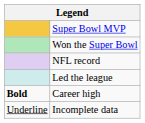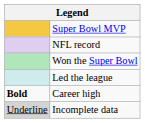rows swapped: (95, 45) <-> (76, 61)
(27, 110) no background -> (27, 110) lightgrey background
